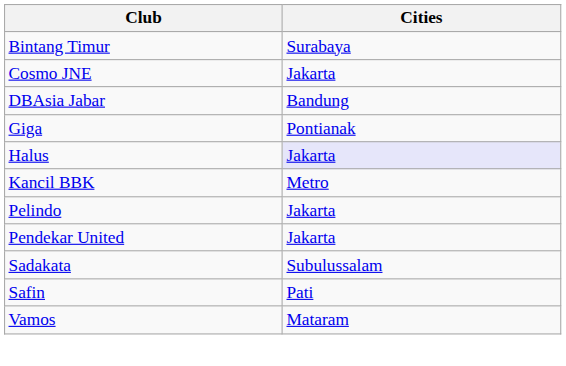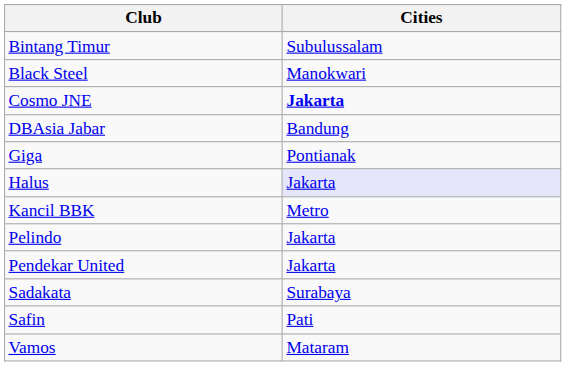(319, 45) Surabaya -> (334, 45) Subulussalam
+ row: (48, 73)
(311, 73) normal -> (315, 100) bold
(334, 264) Subulussalam -> (319, 292) Surabaya
